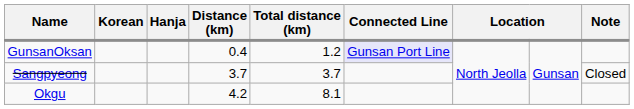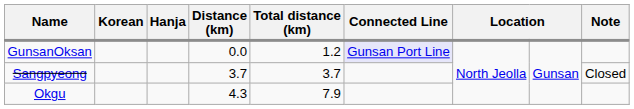(238, 52) 0.4 -> (238, 52) 0.0
(238, 93) 4.2 -> (238, 93) 4.3
(332, 93) 8.1 -> (332, 93) 7.9
